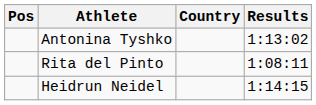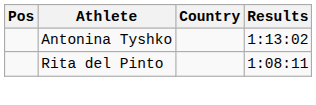- row: (102, 88)
